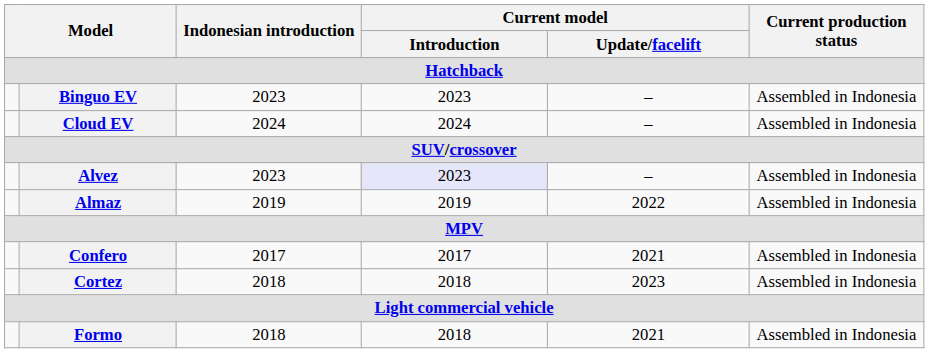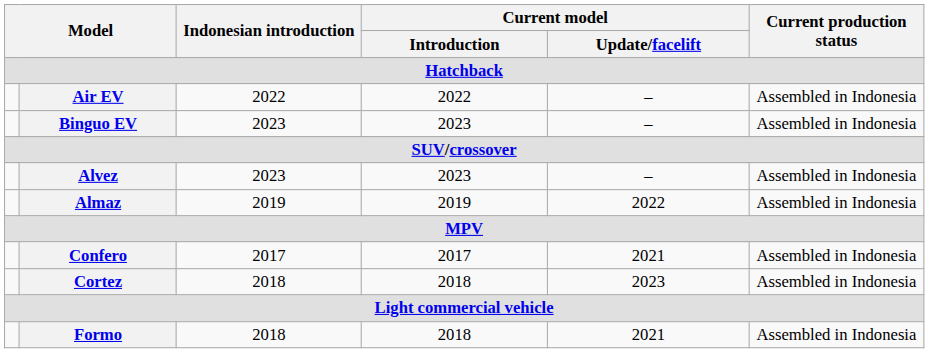+ row: (98, 96)
- row: (98, 123)
(454, 176) lavender background -> (454, 176) no background
